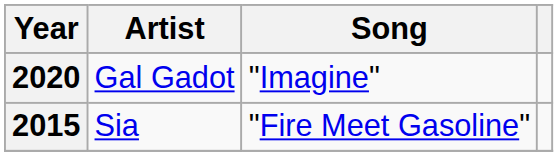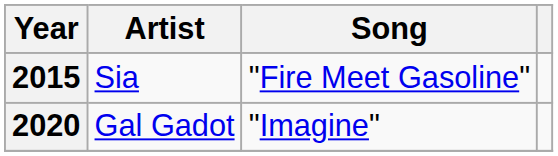rows swapped: (46, 126) <-> (46, 77)
